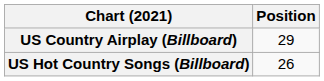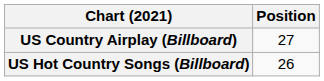(286, 40) 29 -> (286, 40) 27
